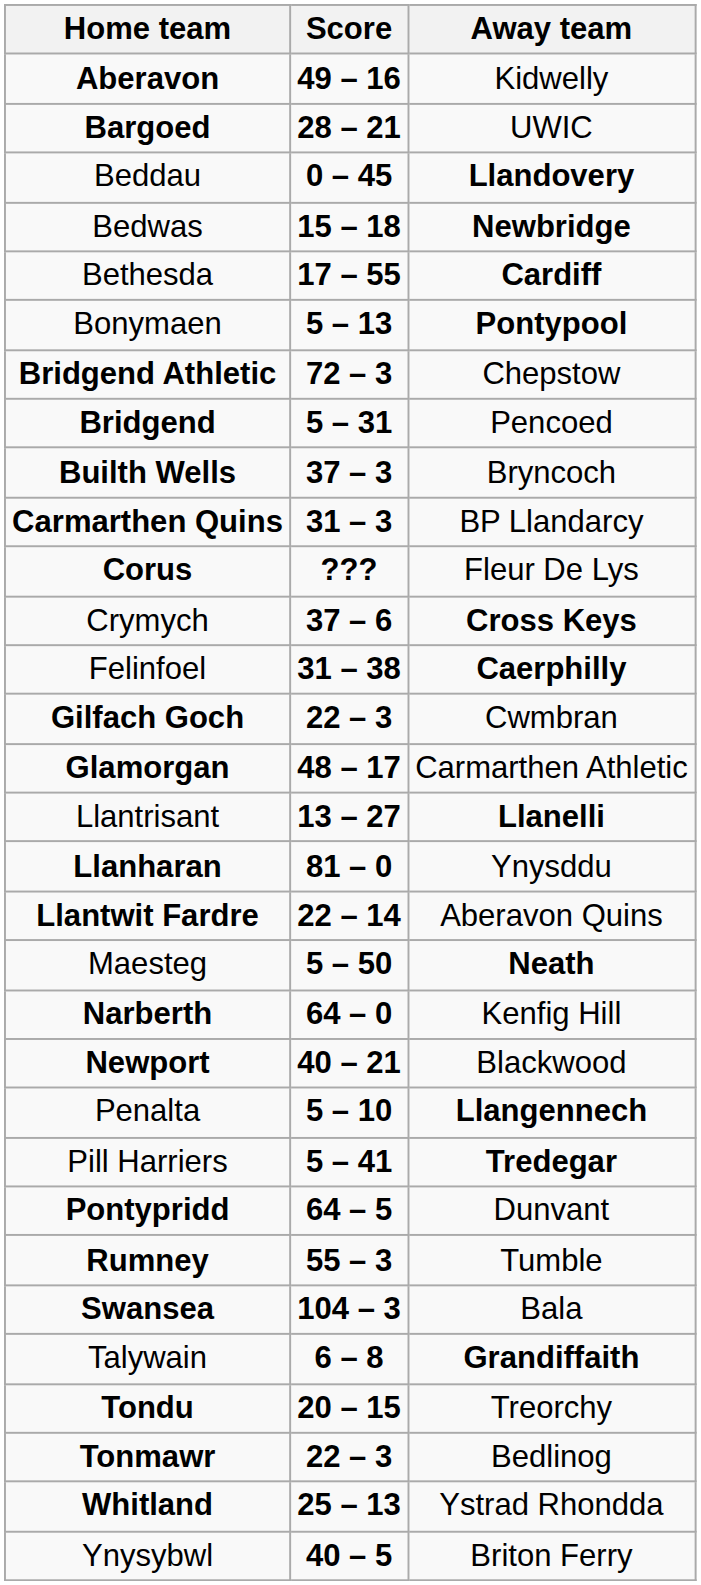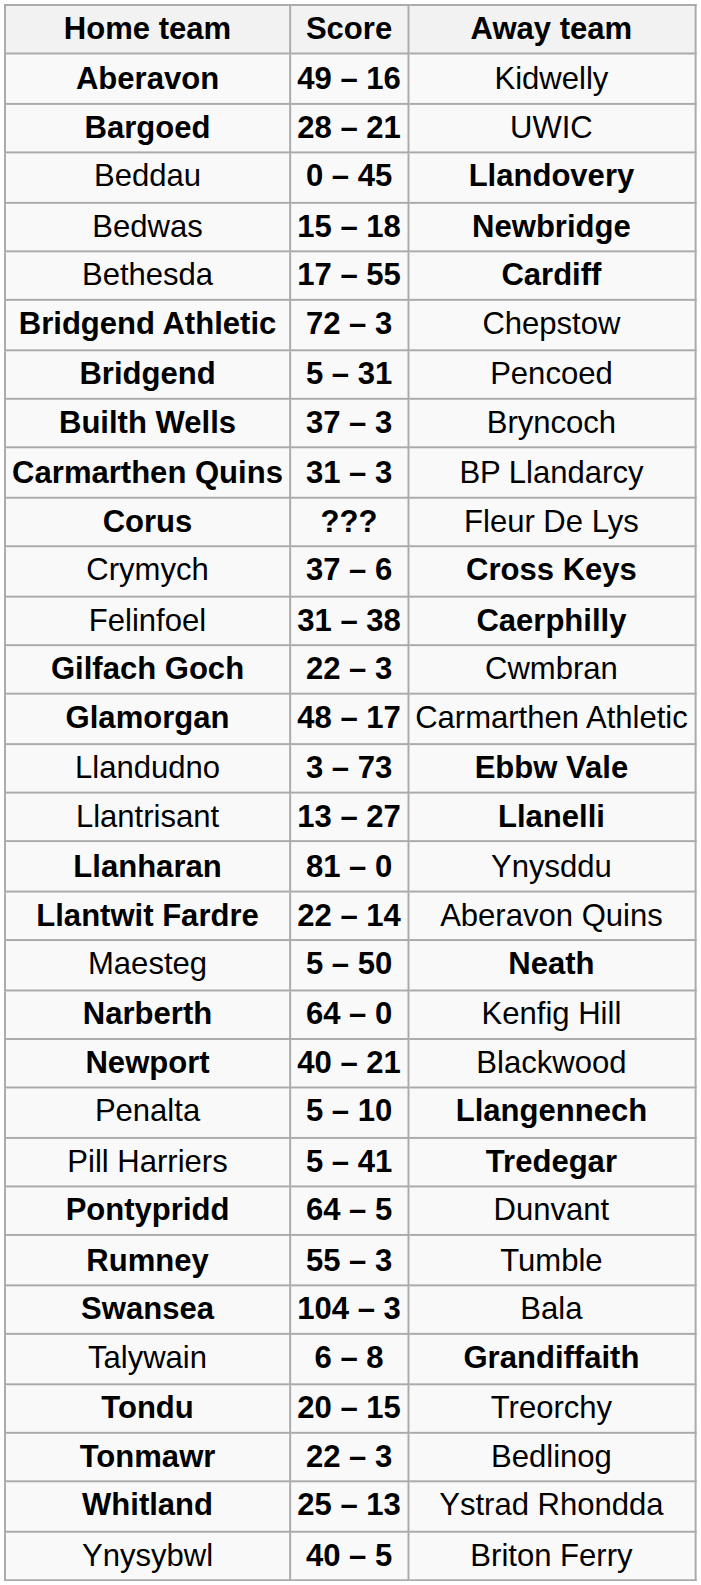- row: (148, 324)
+ row: (148, 767)
